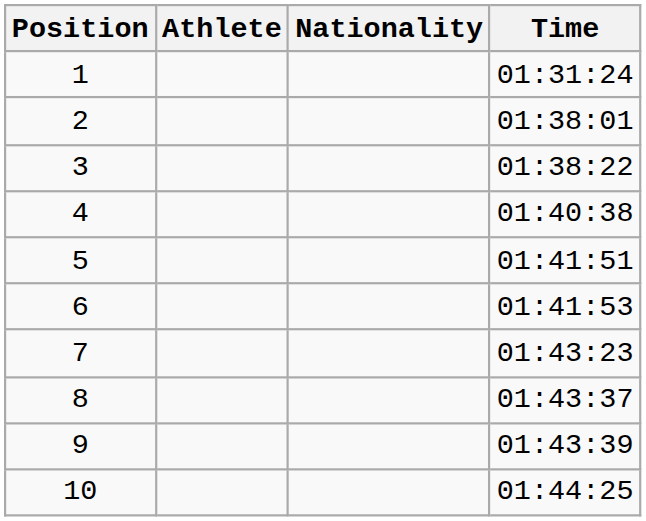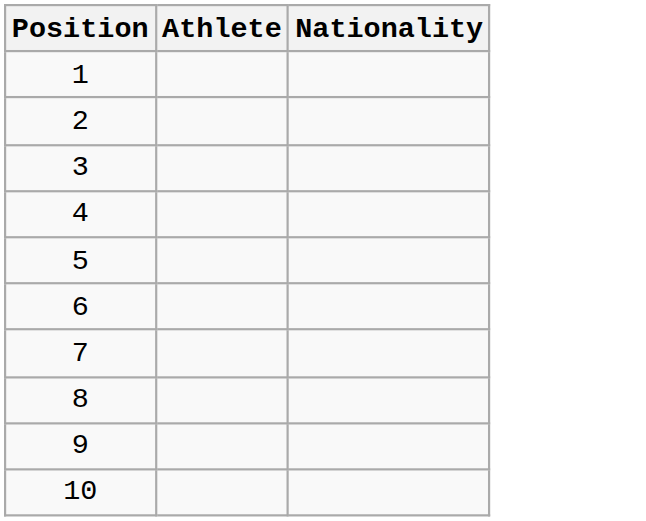- column: (565, 28)
